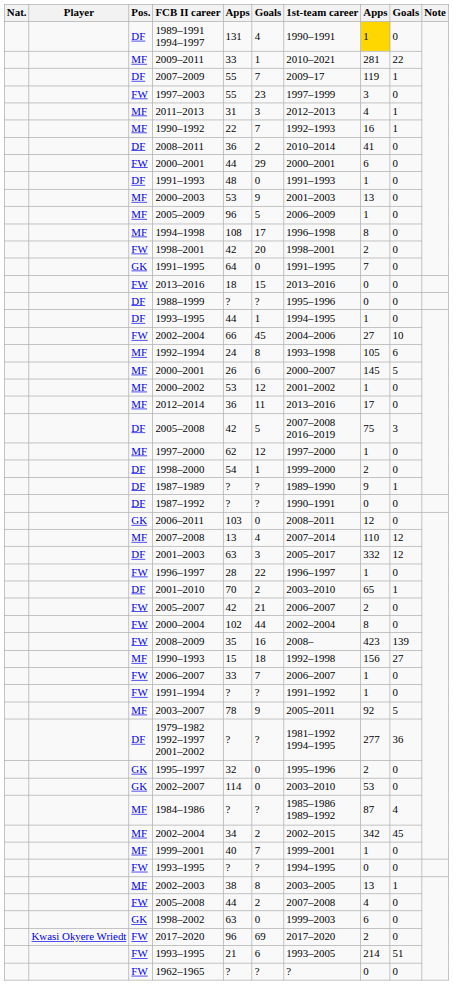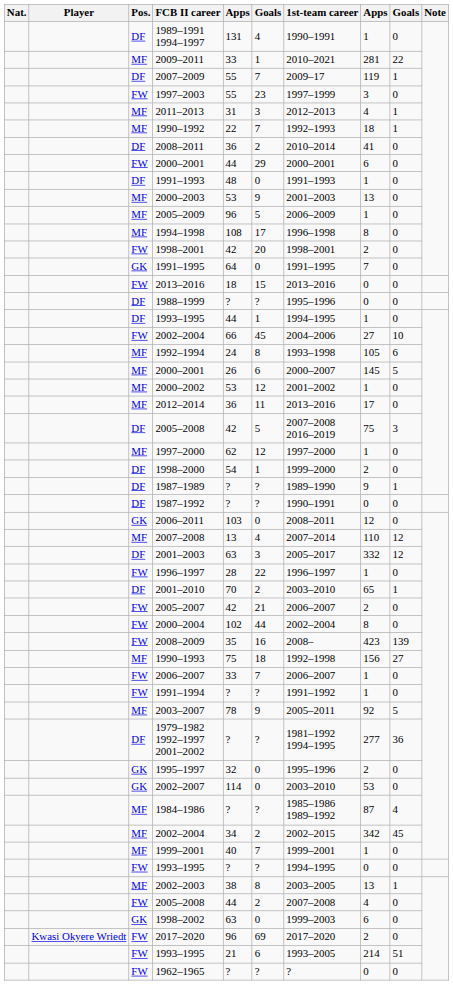(366, 36) gold background -> (366, 36) no background
(369, 128) 16 -> (369, 128) 18
(231, 658) 15 -> (231, 658) 75
